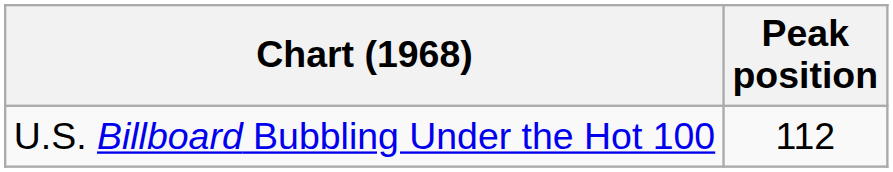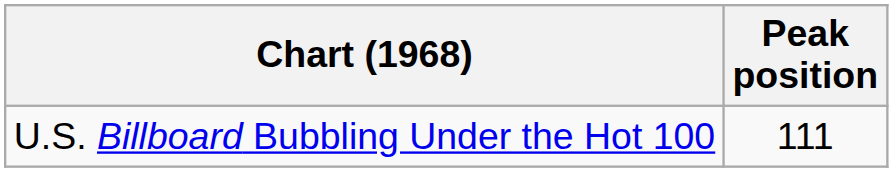(805, 135) 112 -> (805, 135) 111
